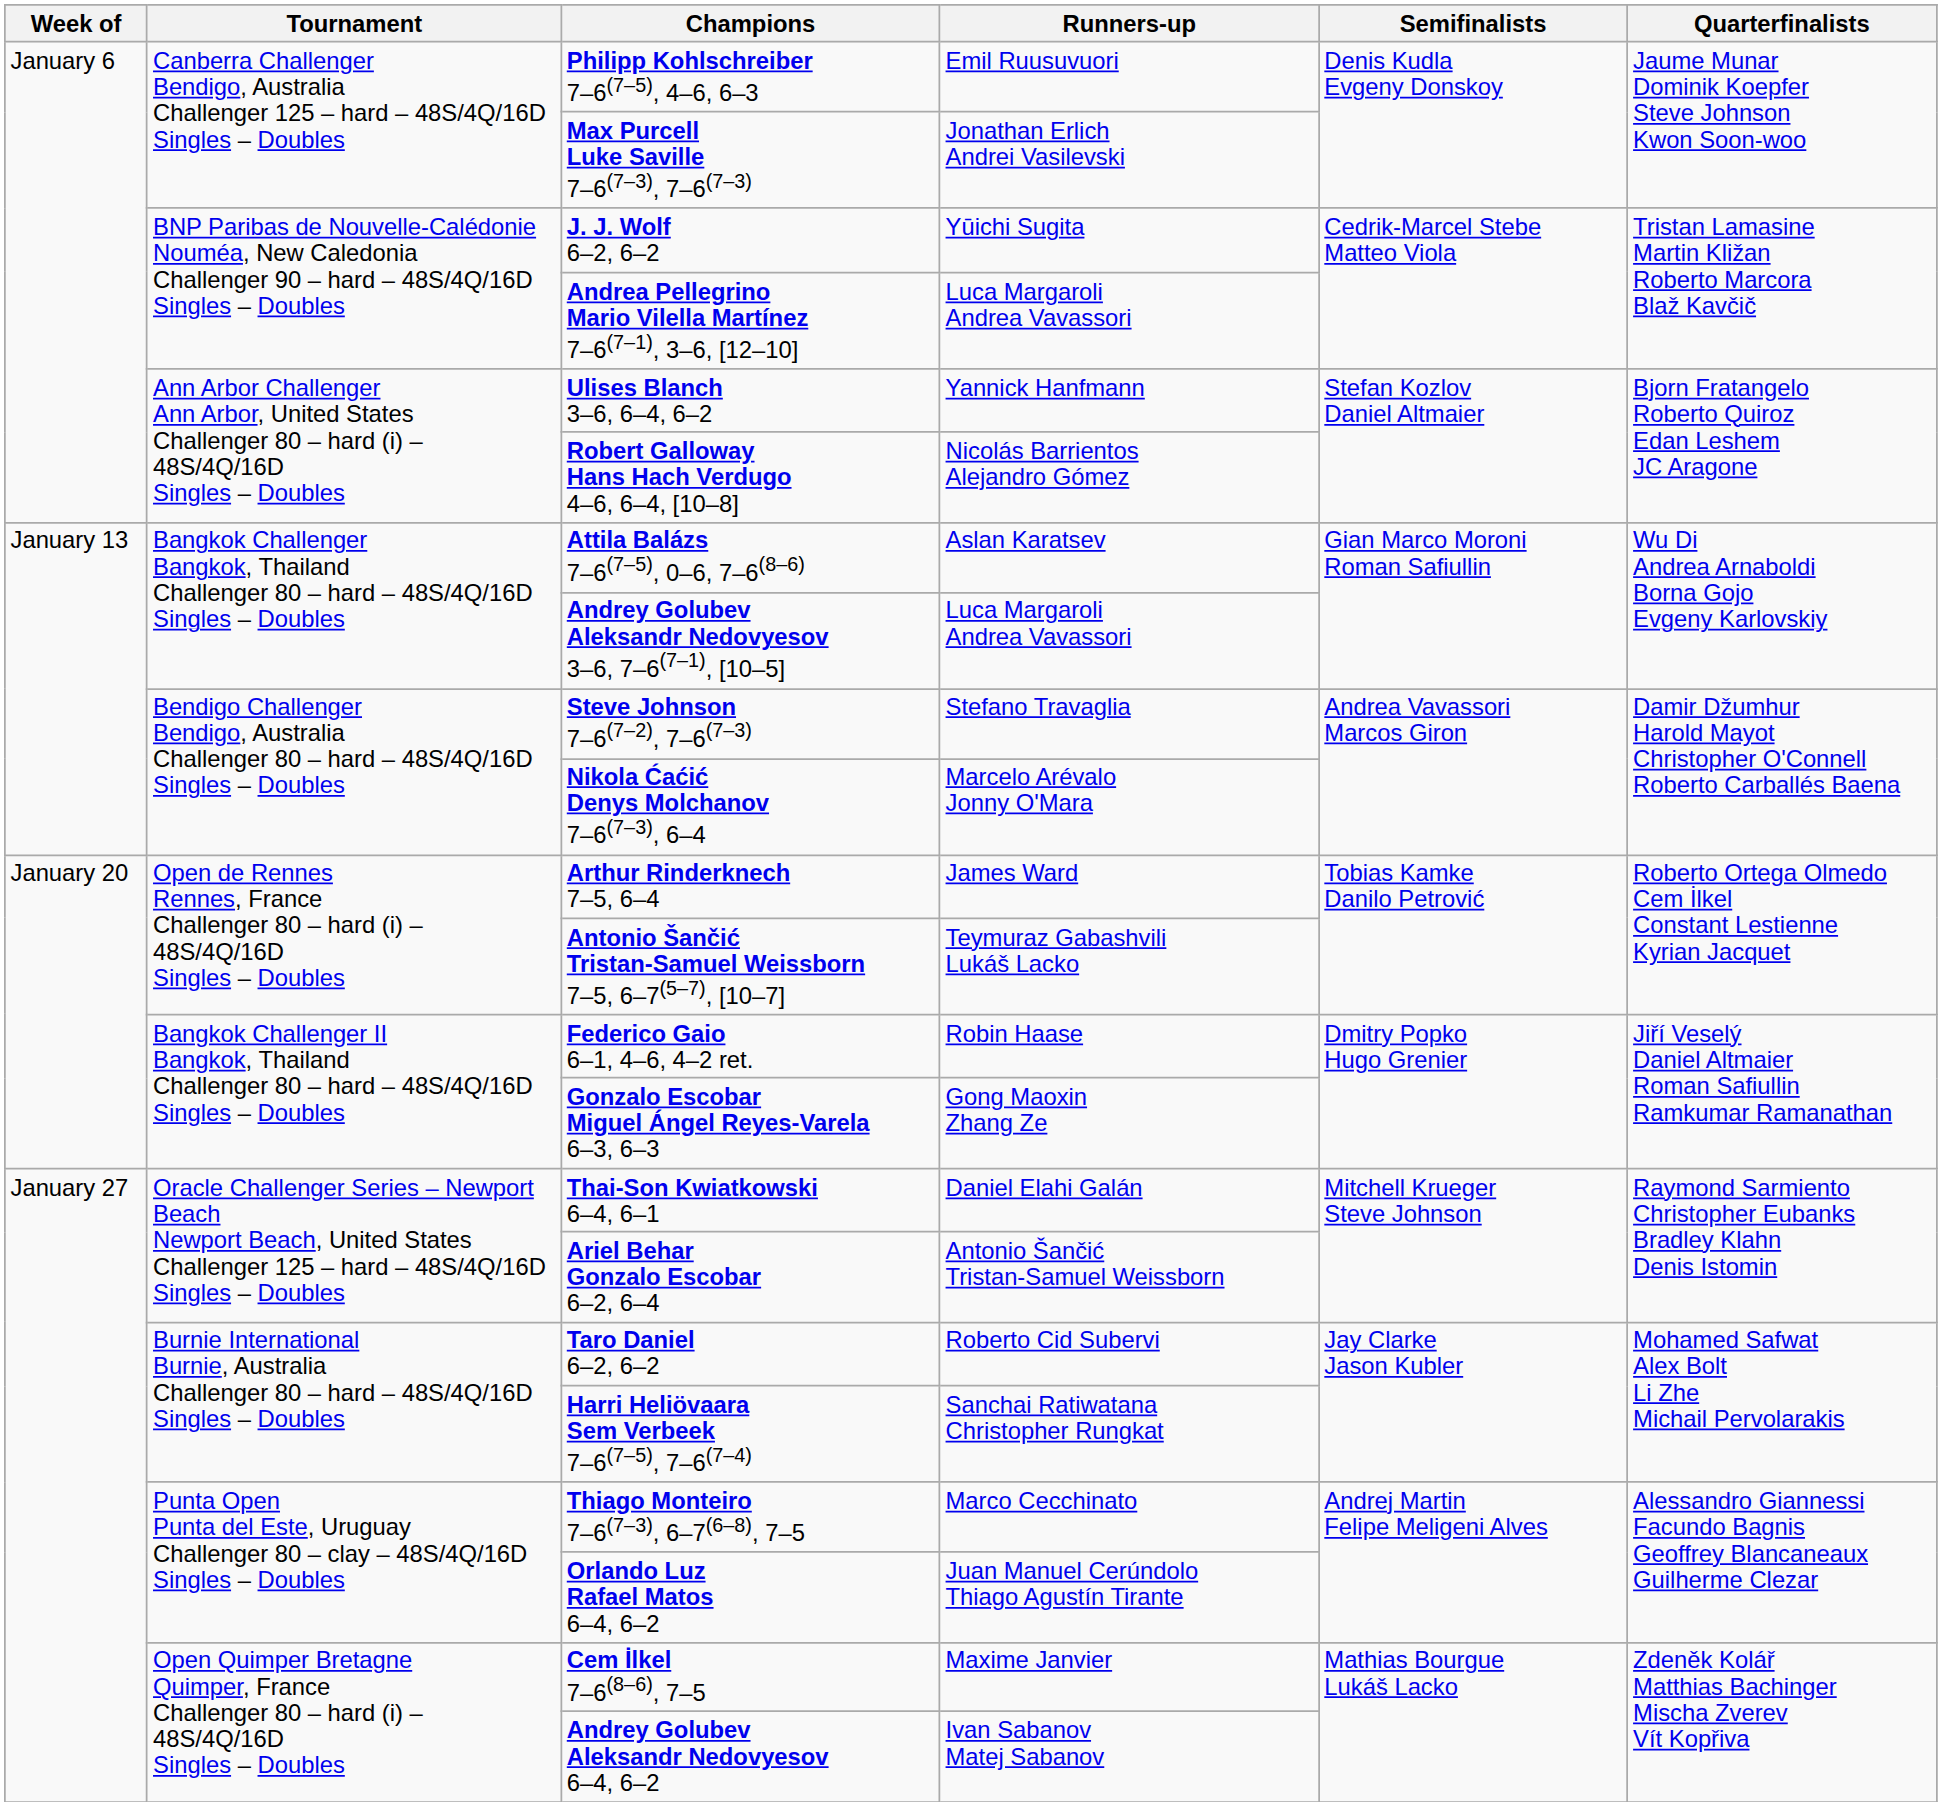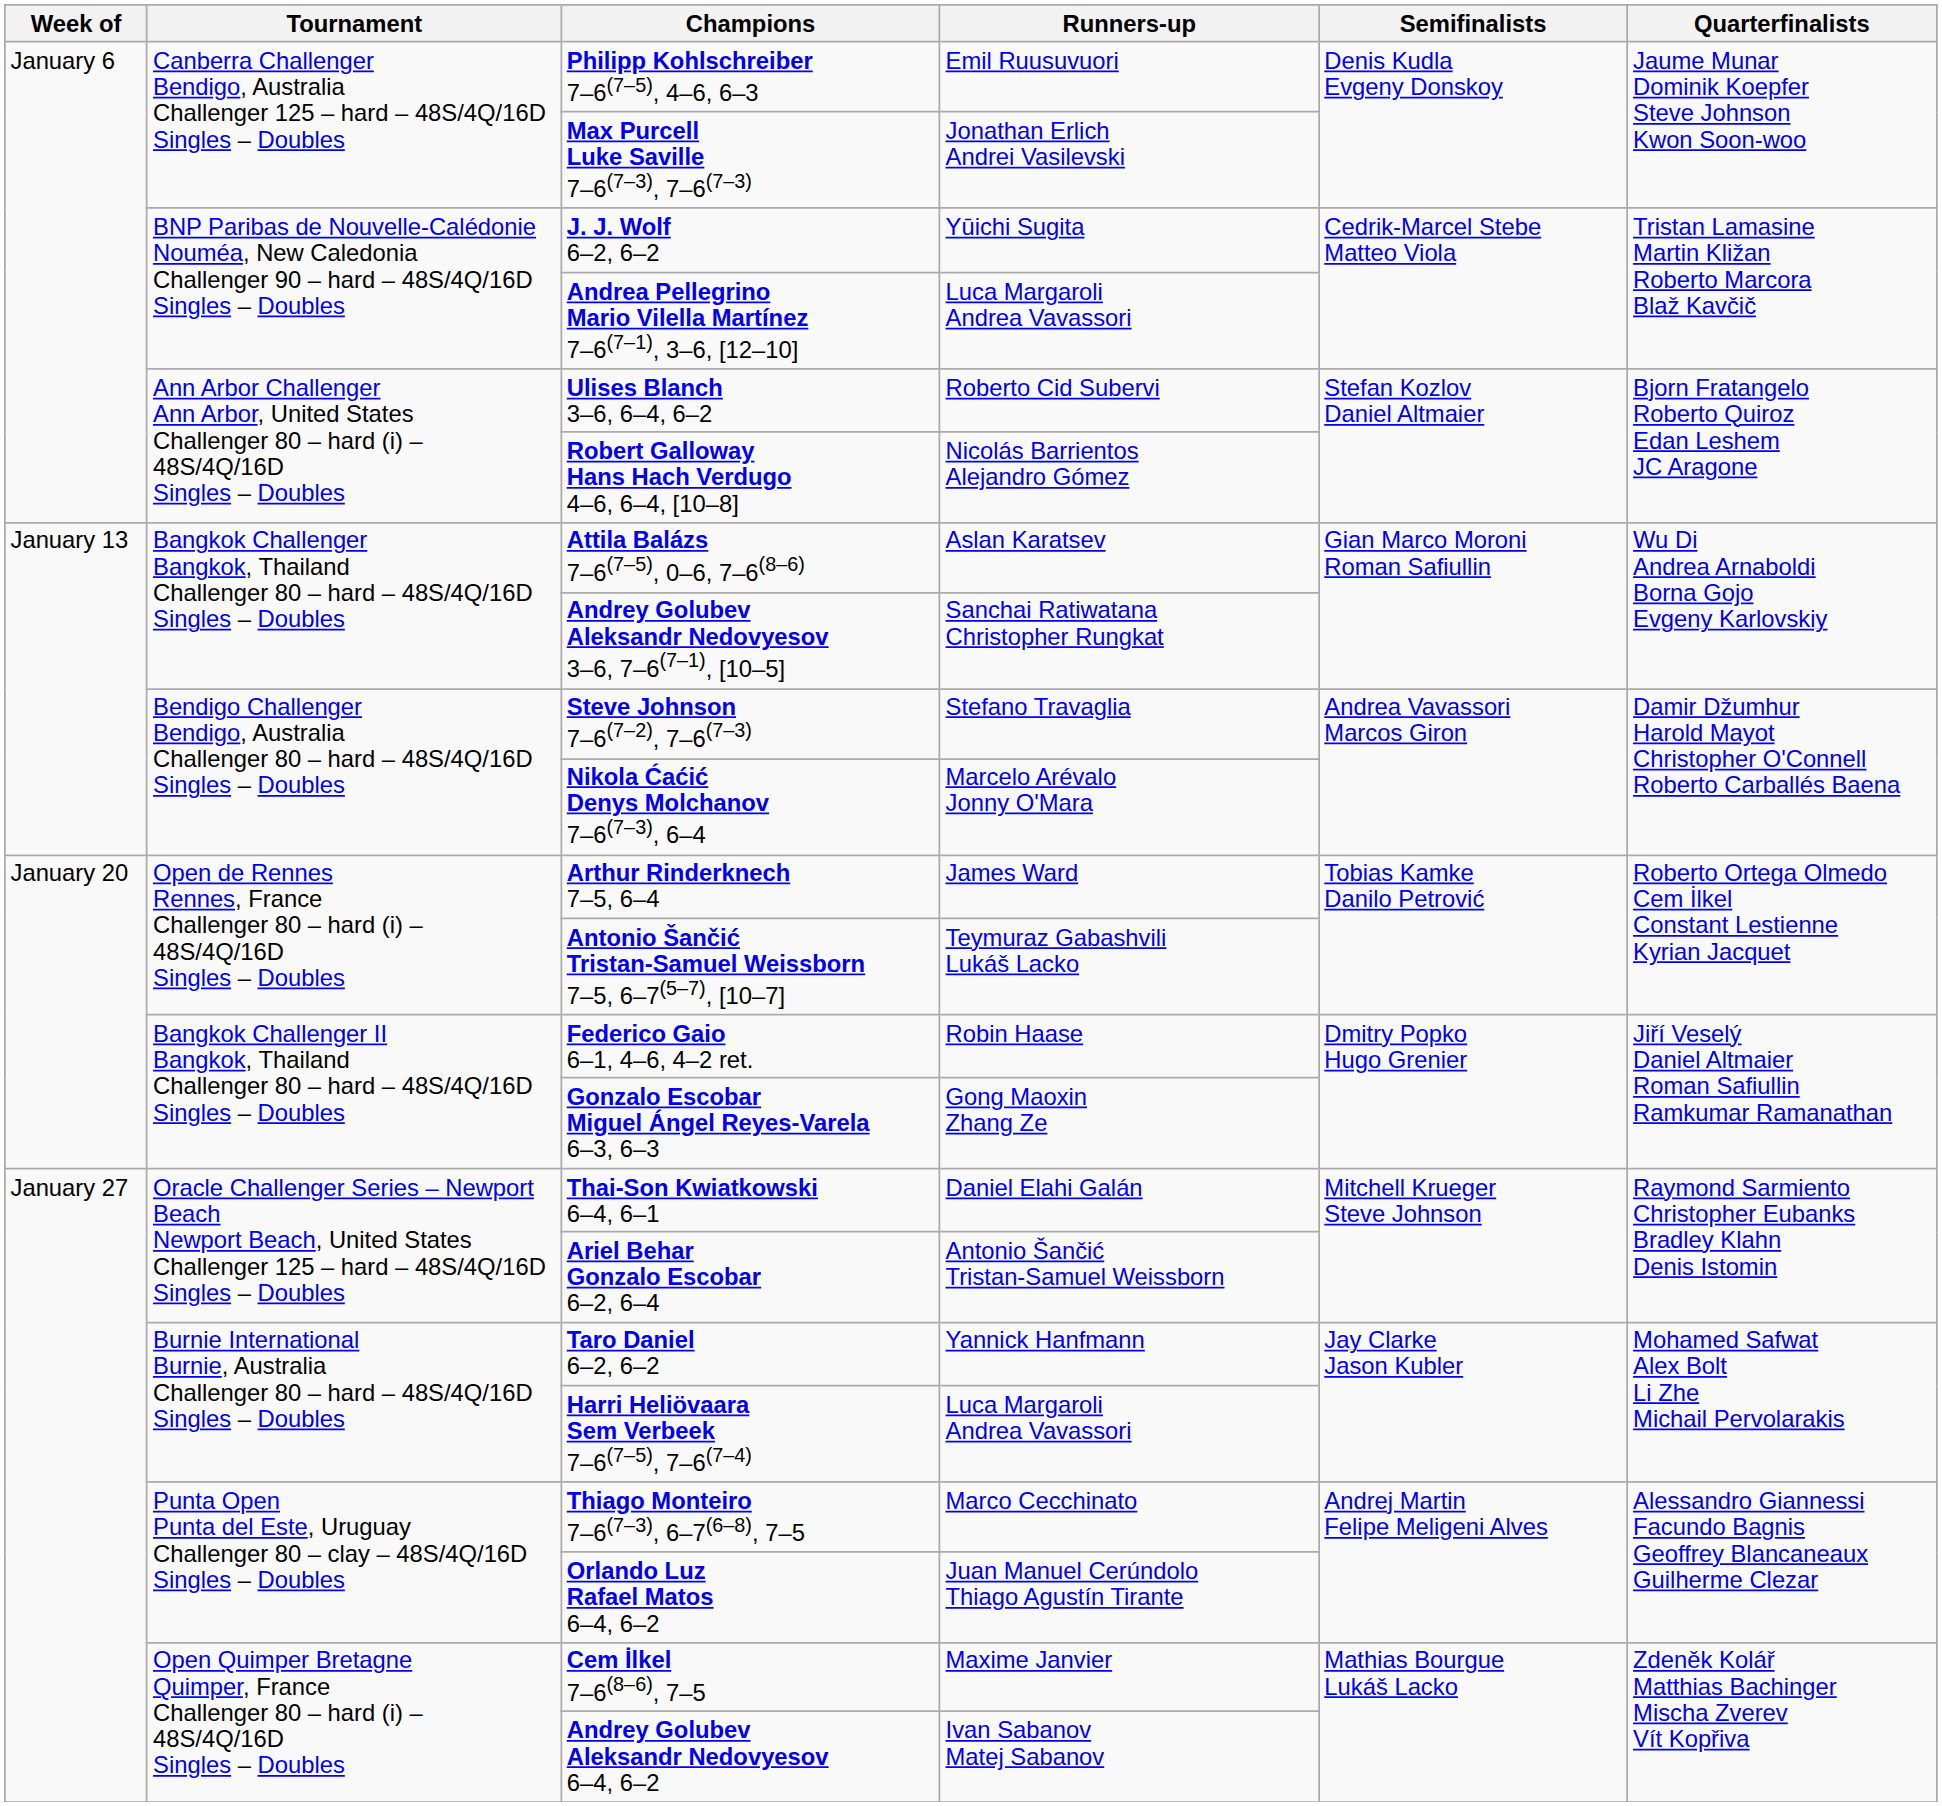(1045, 387) Yannick Hanfmann -> (1053, 387) Roberto Cid Subervi
(1039, 624) Luca Margaroli Andrea Vavassori -> (1055, 624) Sanchai Ratiwatana Christopher Rungkat
(1053, 1340) Roberto Cid Subervi -> (1045, 1340) Yannick Hanfmann
(1055, 1417) Sanchai Ratiwatana Christopher Rungkat -> (1039, 1417) Luca Margaroli Andrea Vavassori
